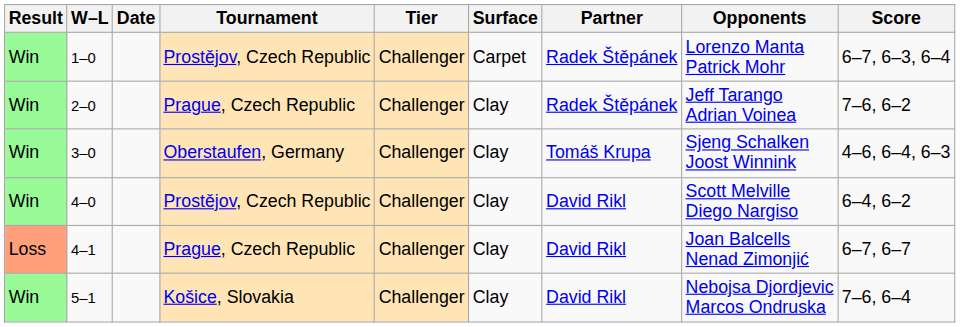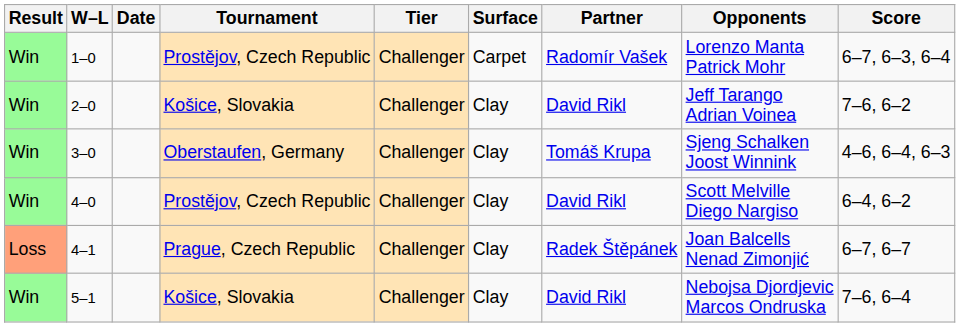(612, 56) Radek Štěpánek -> (607, 56) Radomír Vašek
(259, 104) Prague, Czech Republic -> (229, 104) Košice, Slovakia
(612, 104) Radek Štěpánek -> (586, 104) David Rikl
(586, 249) David Rikl -> (612, 249) Radek Štěpánek
